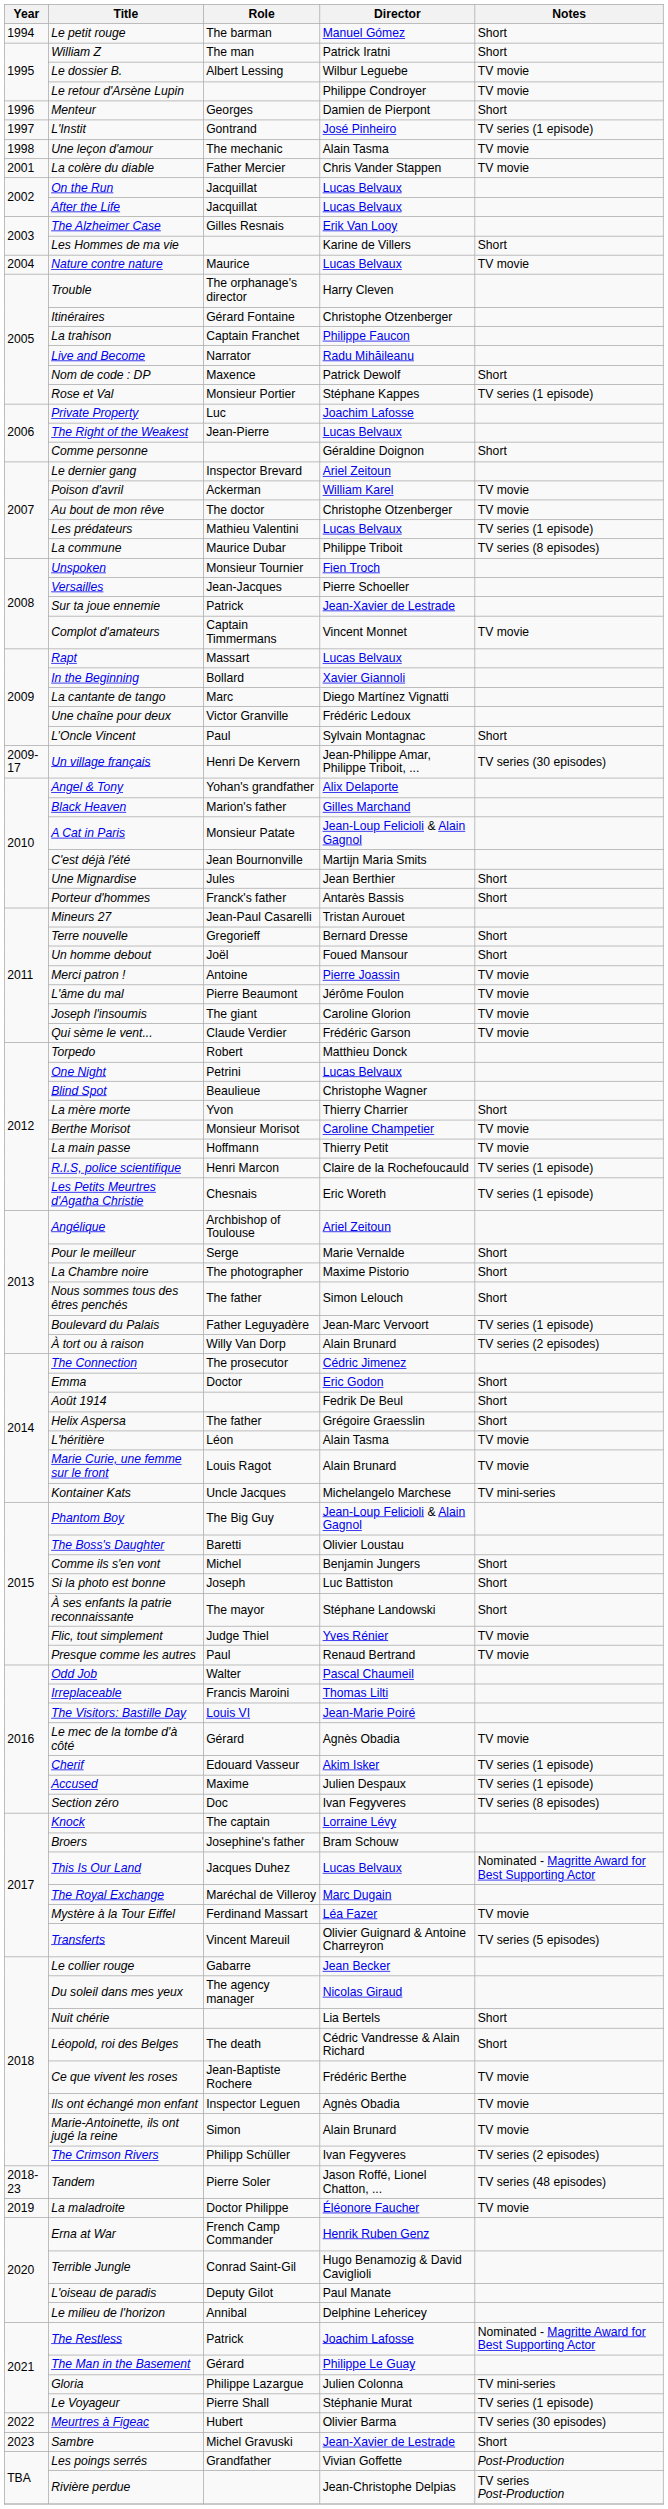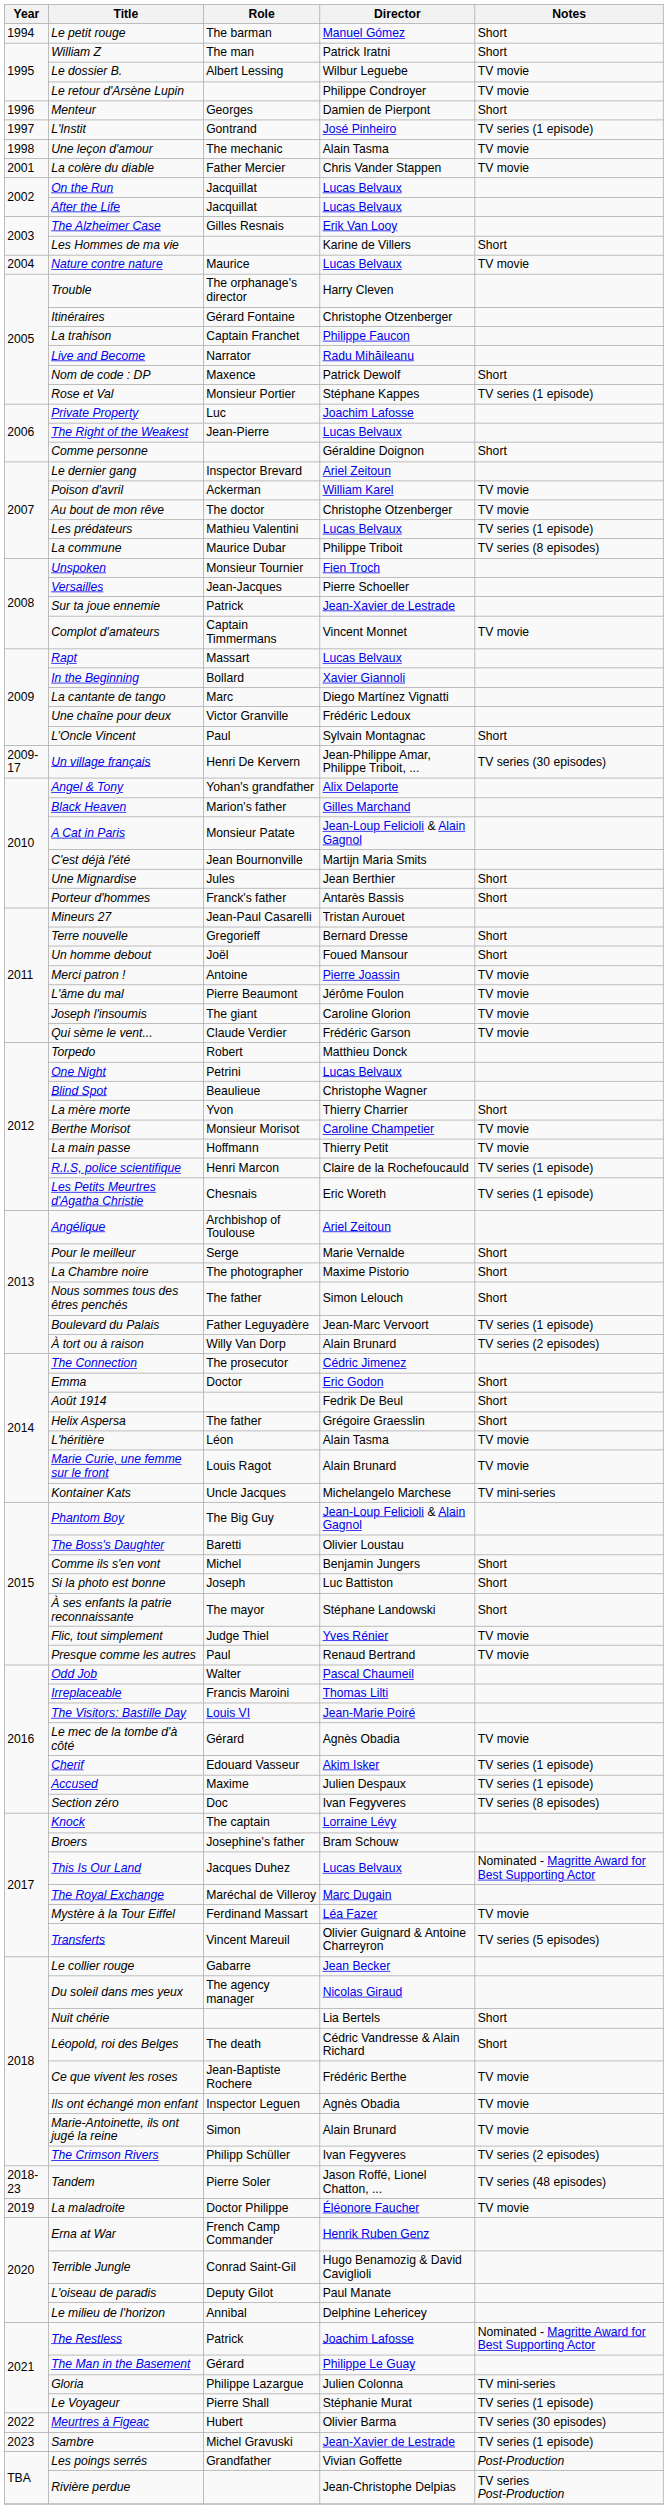(492, 2442) Short -> (536, 2442) TV series (1 episode)
